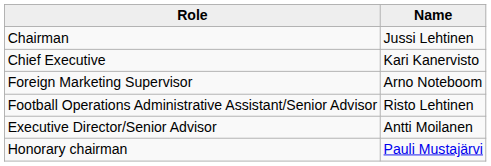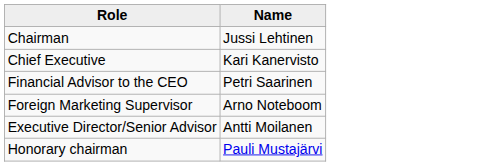+ row: (98, 82)
- row: (192, 104)
